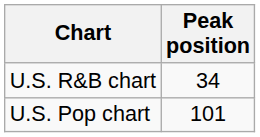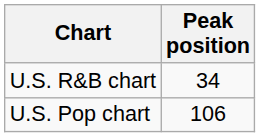(208, 114) 101 -> (208, 114) 106
